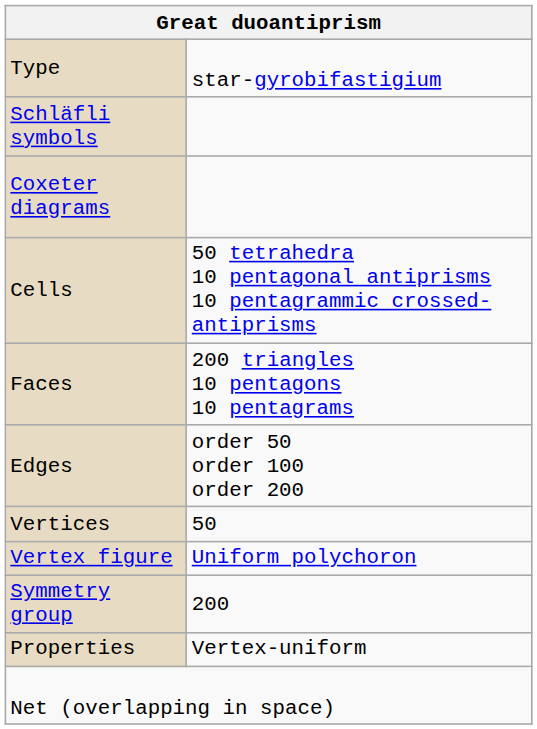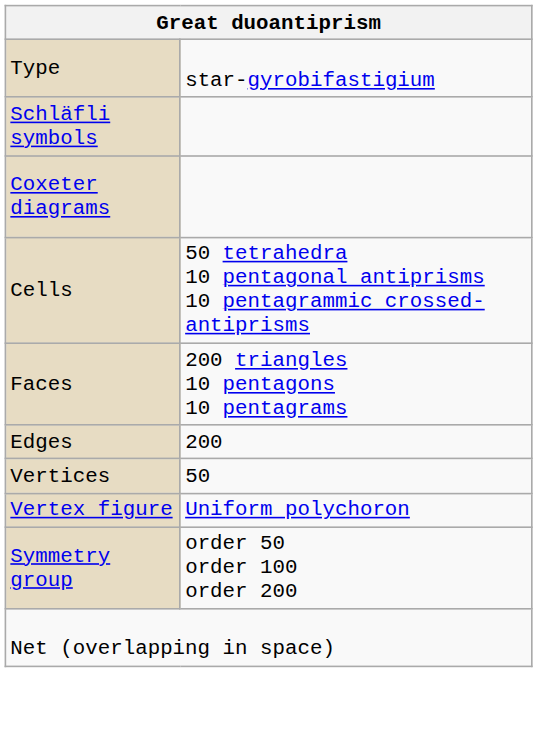(248, 466) order 50 order 100 order 200 -> (204, 442) 200
(210, 604) 200 -> (241, 568) order 50 order 100 order 200
- row: (73, 650)
